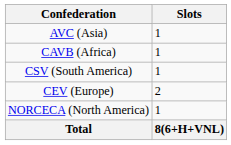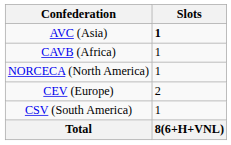(158, 33) normal -> (158, 33) bold
rows swapped: (78, 71) <-> (78, 110)
